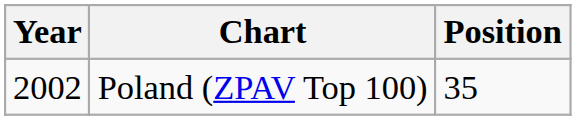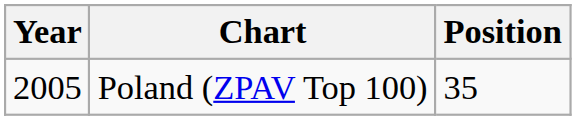(47, 86) 2002 -> (47, 86) 2005
